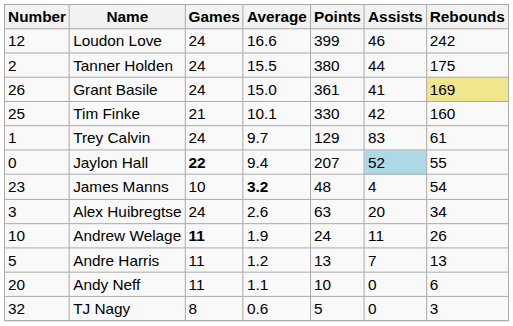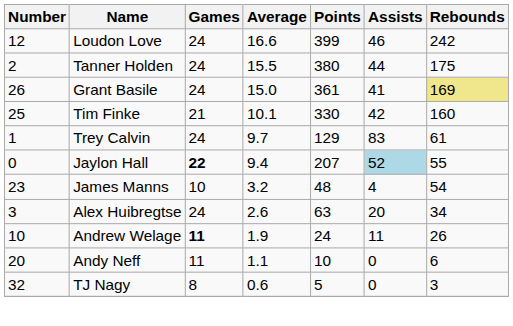(258, 187) bold -> (258, 187) normal
- row: (116, 260)
